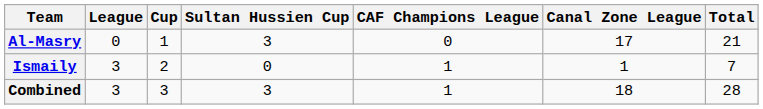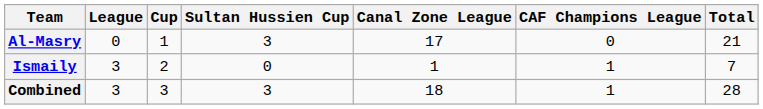columns swapped: (624, 17) <-> (448, 17)
